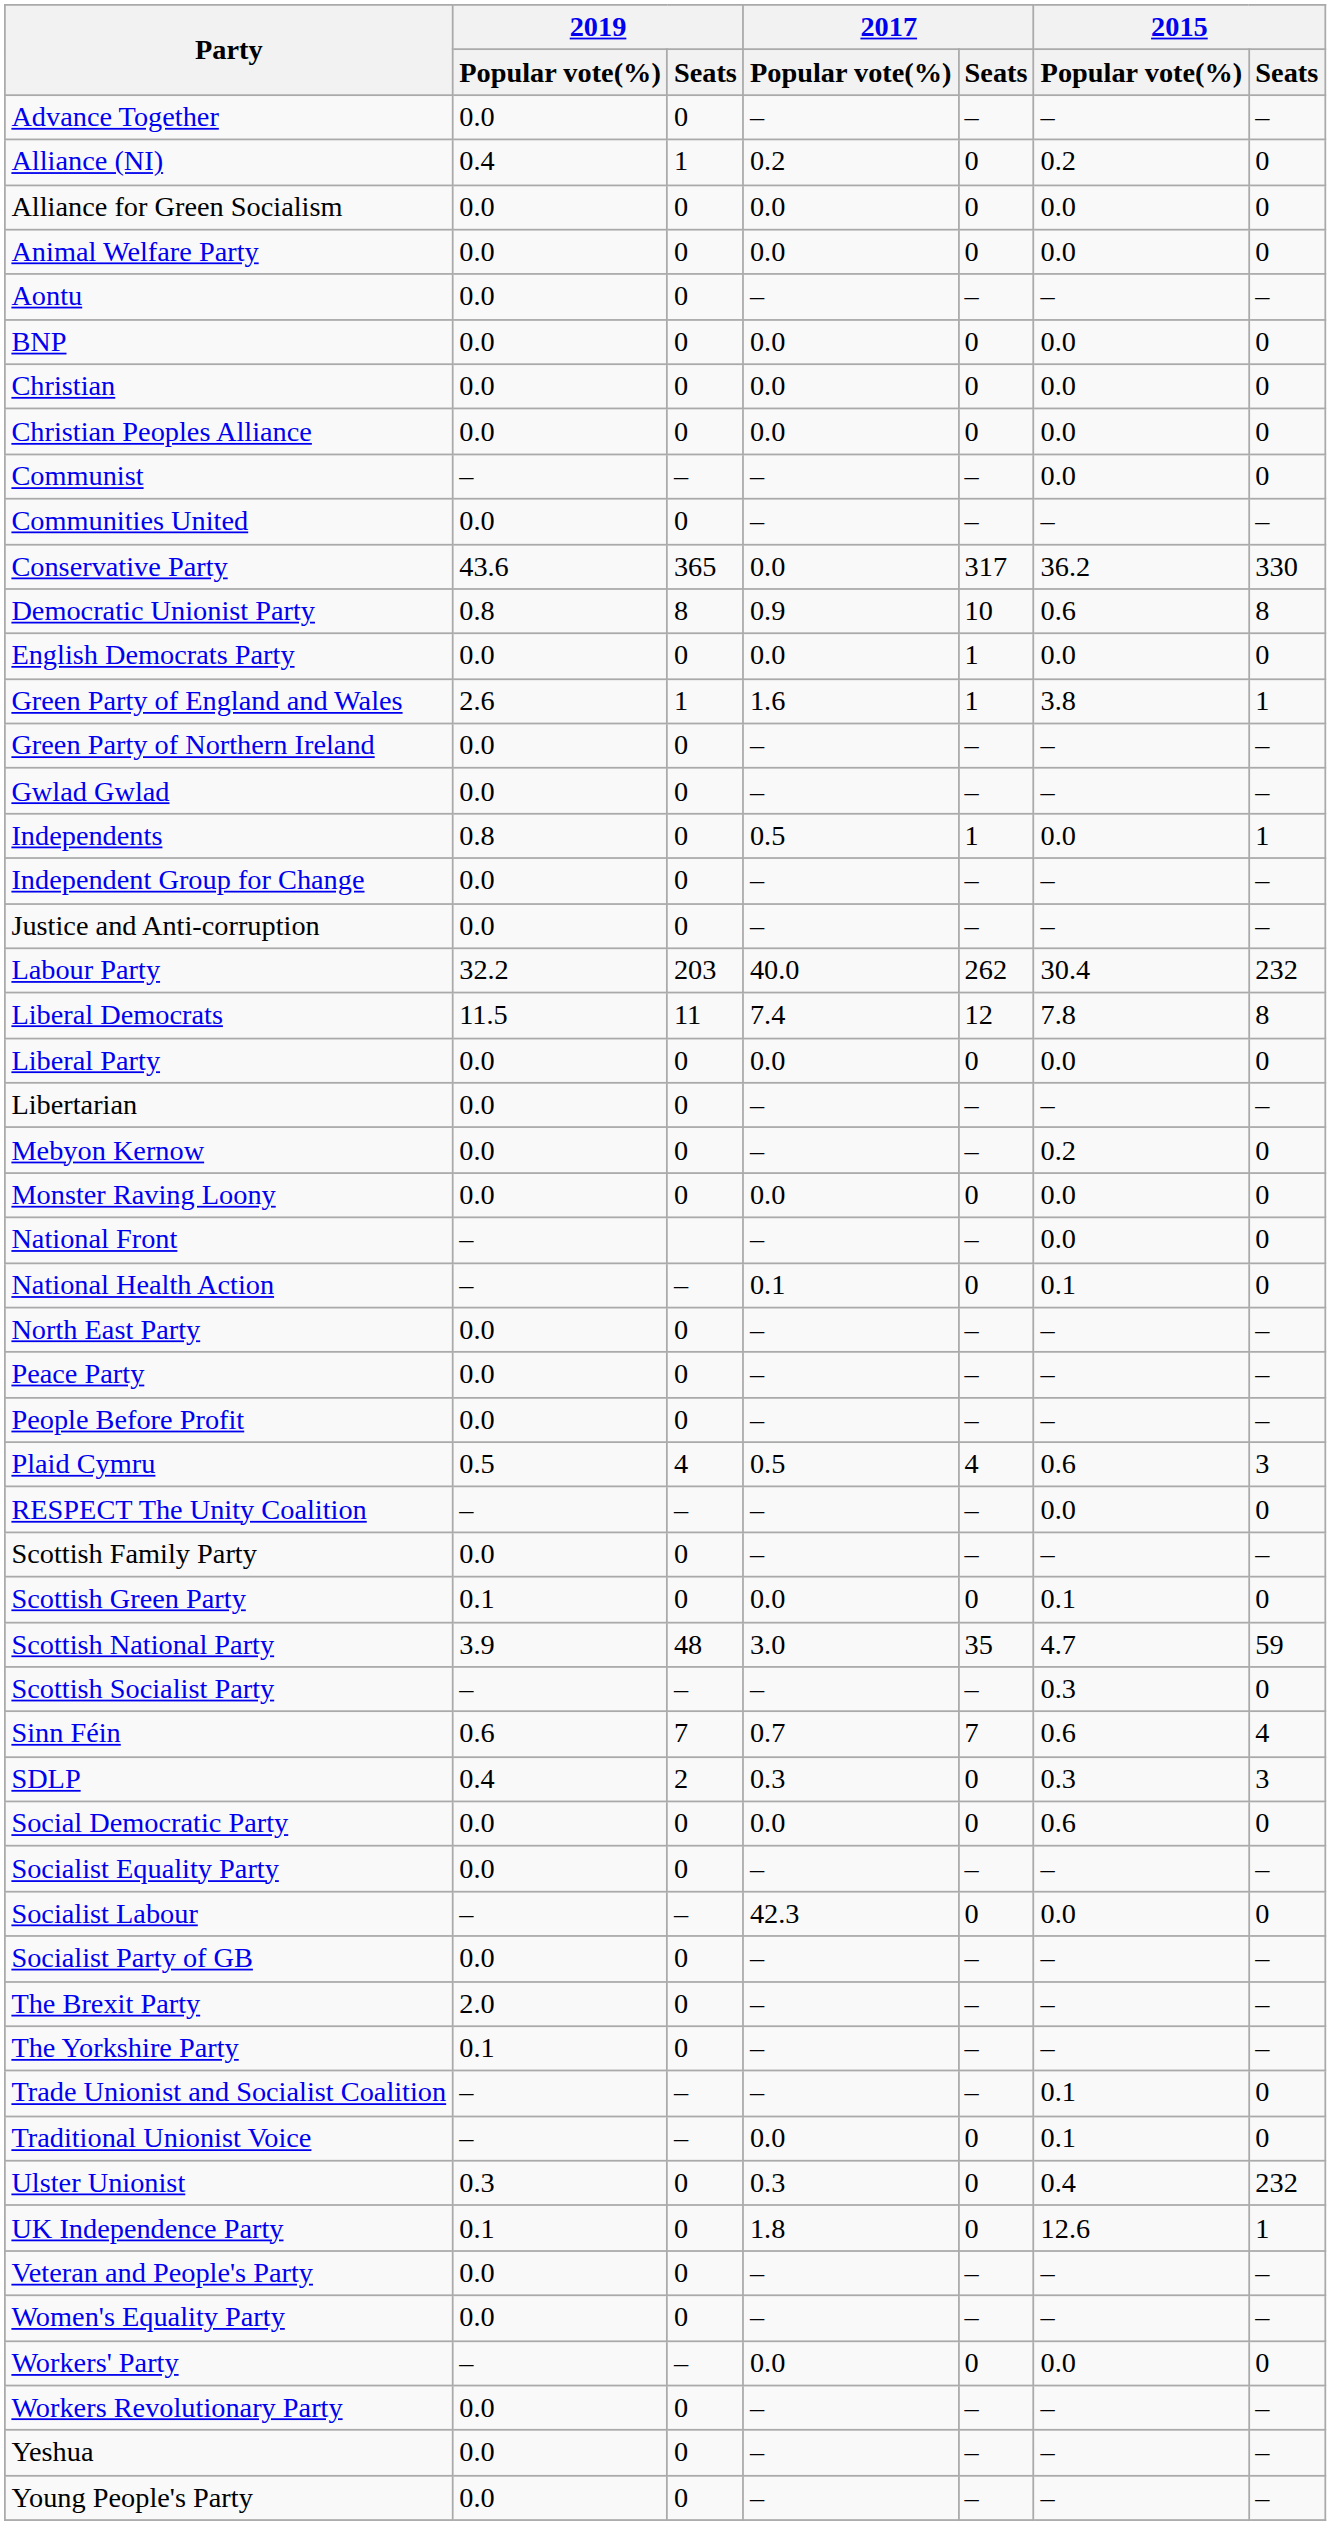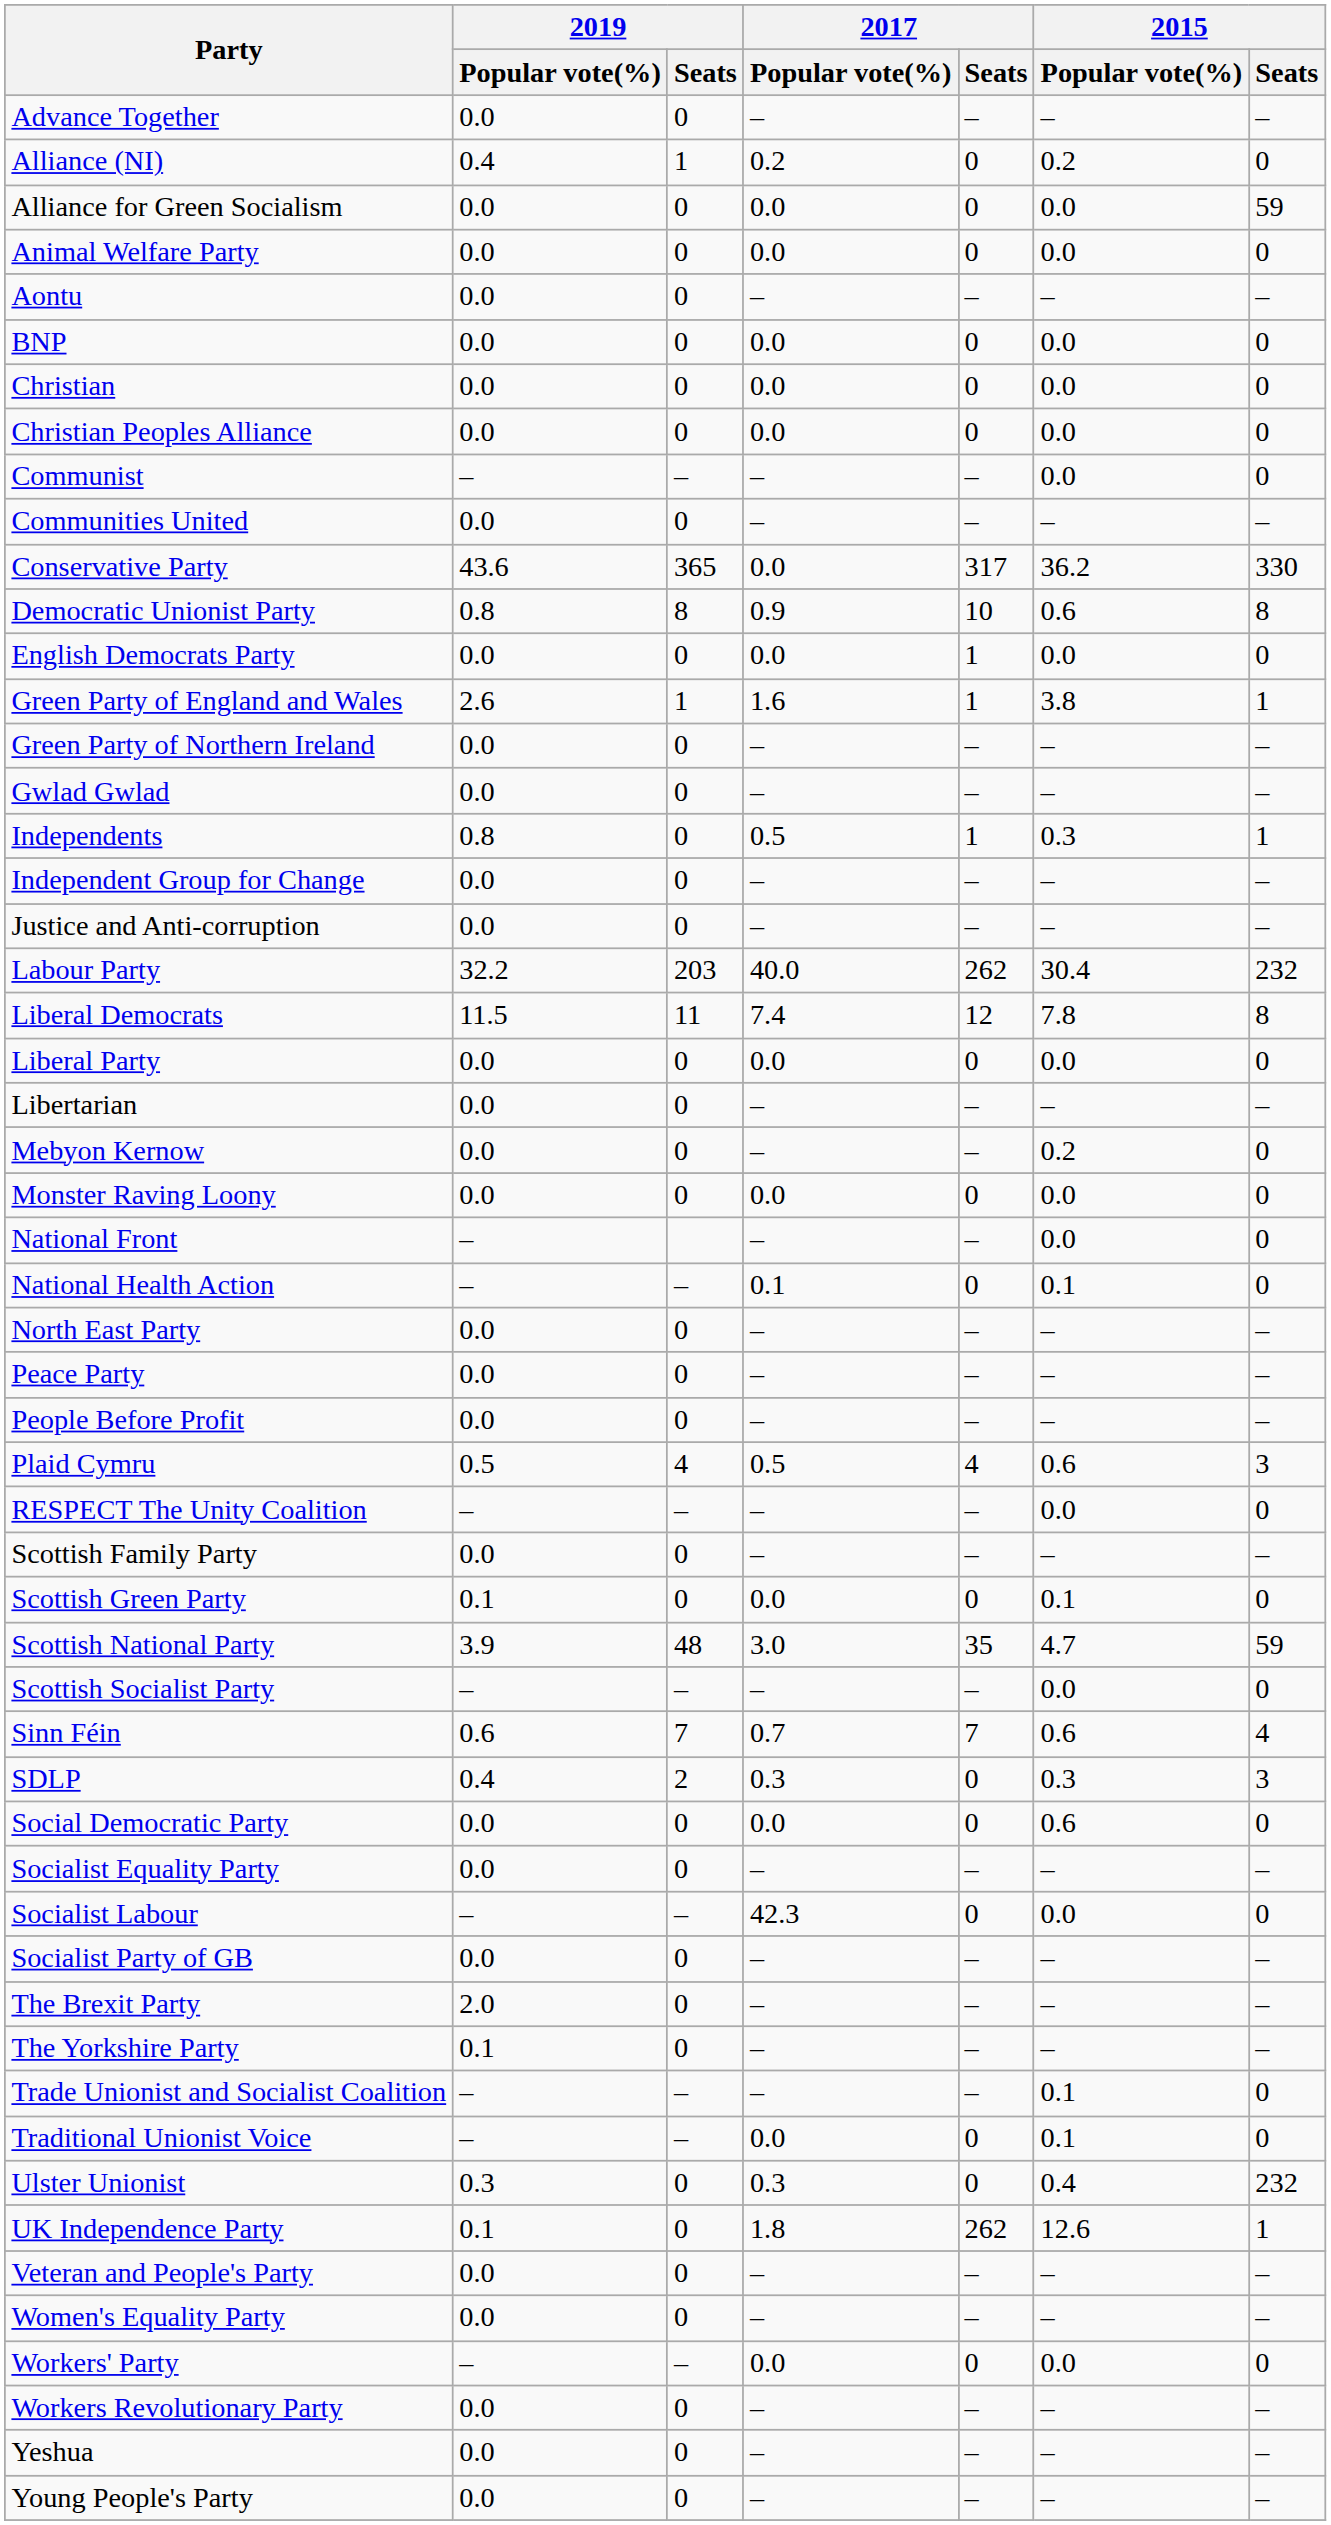(1262, 206) 0 -> (1269, 206) 59
(1058, 835) 0.0 -> (1058, 835) 0.3
(1058, 1688) 0.3 -> (1058, 1688) 0.0
(972, 2227) 0 -> (986, 2227) 262
